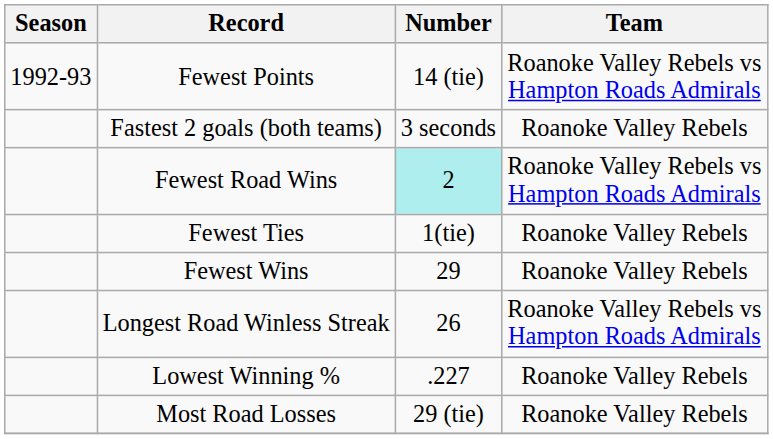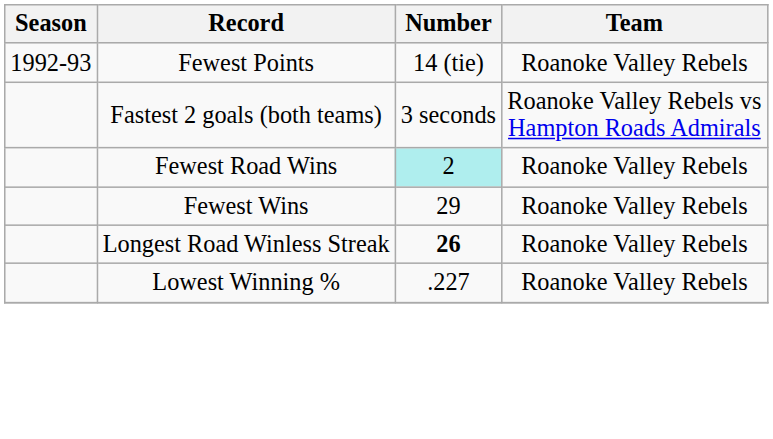(634, 76) Roanoke Valley Rebels vs Hampton Roads Admirals -> (634, 62) Roanoke Valley Rebels
(634, 128) Roanoke Valley Rebels -> (634, 114) Roanoke Valley Rebels vs Hampton Roads Admirals
(634, 180) Roanoke Valley Rebels vs Hampton Roads Admirals -> (634, 166) Roanoke Valley Rebels
- row: (246, 232)
(448, 323) normal -> (448, 243) bold
(634, 323) Roanoke Valley Rebels vs Hampton Roads Admirals -> (634, 243) Roanoke Valley Rebels
- row: (246, 414)
